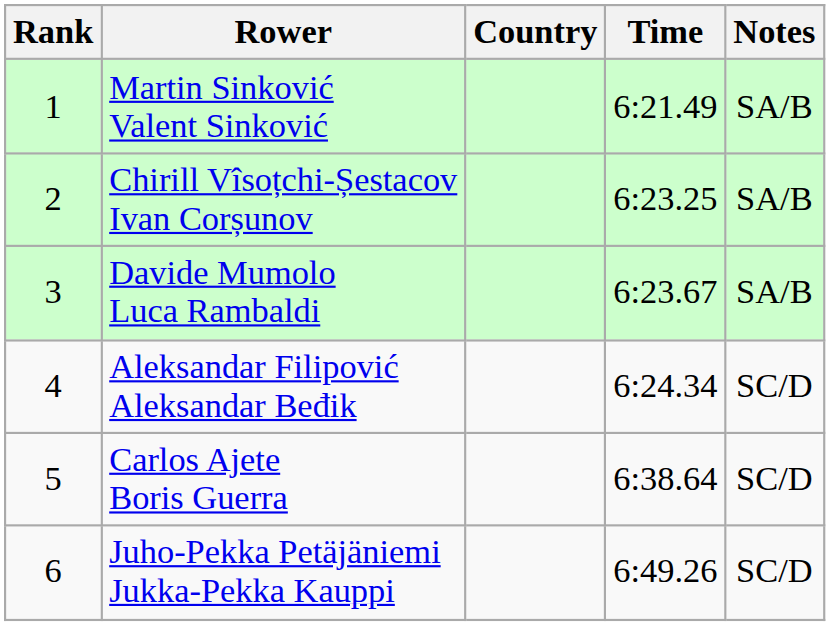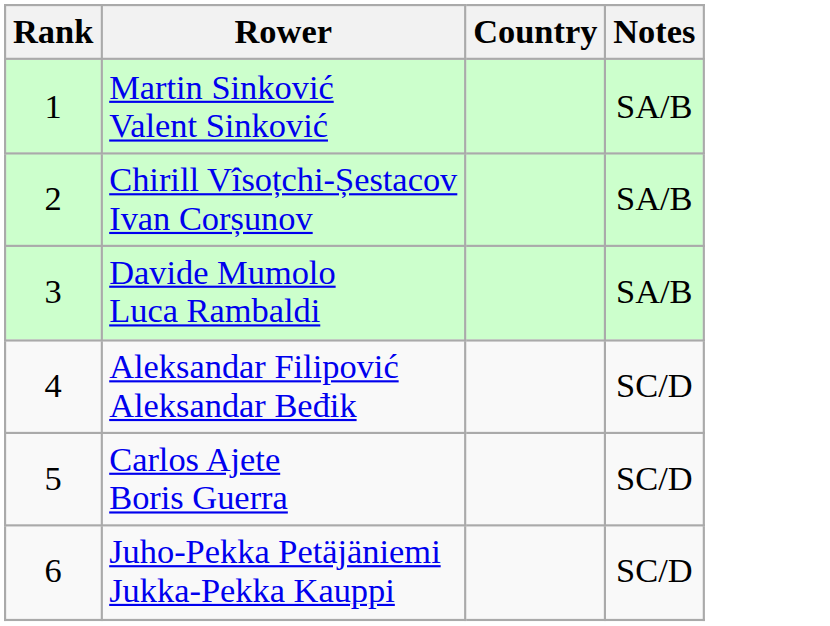- column: (665, 31)
